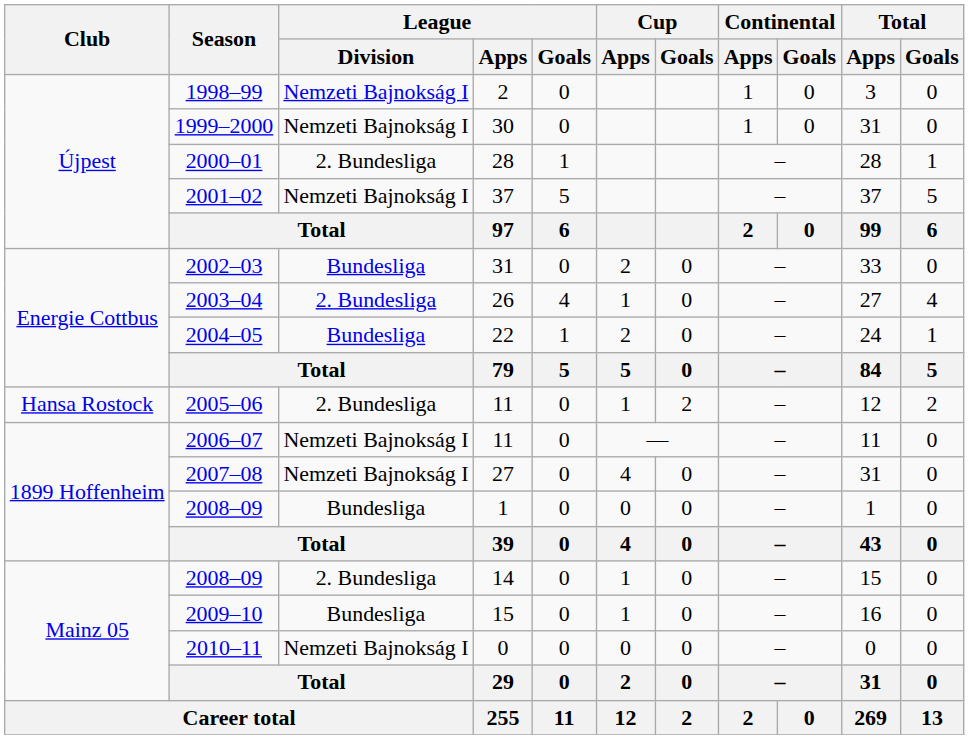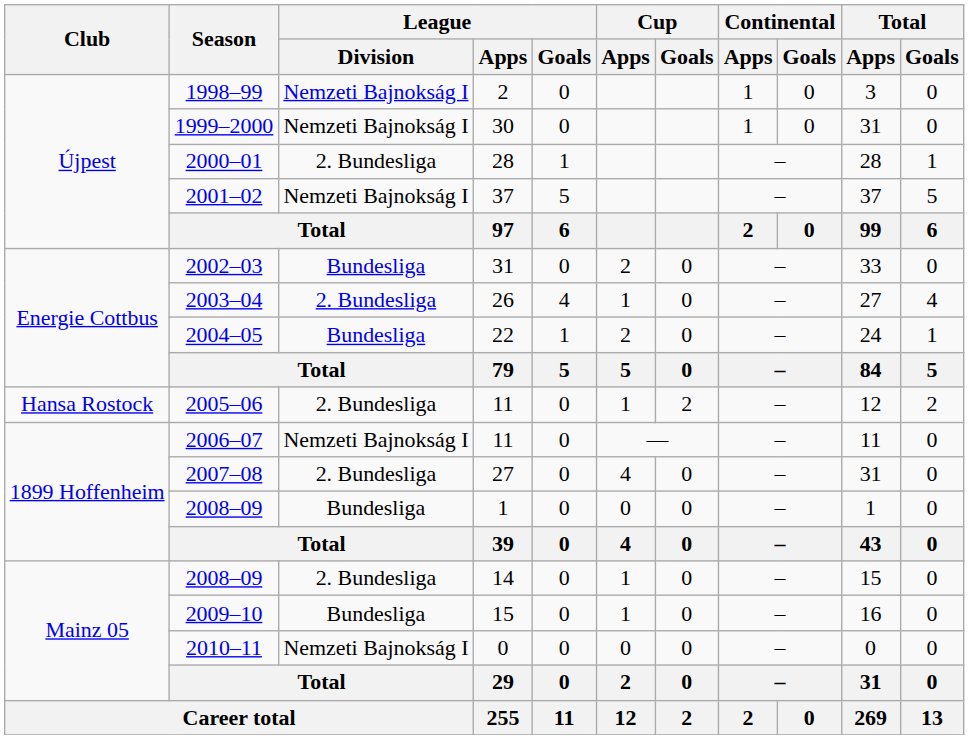(376, 473) Nemzeti Bajnokság I -> (376, 473) 2. Bundesliga
